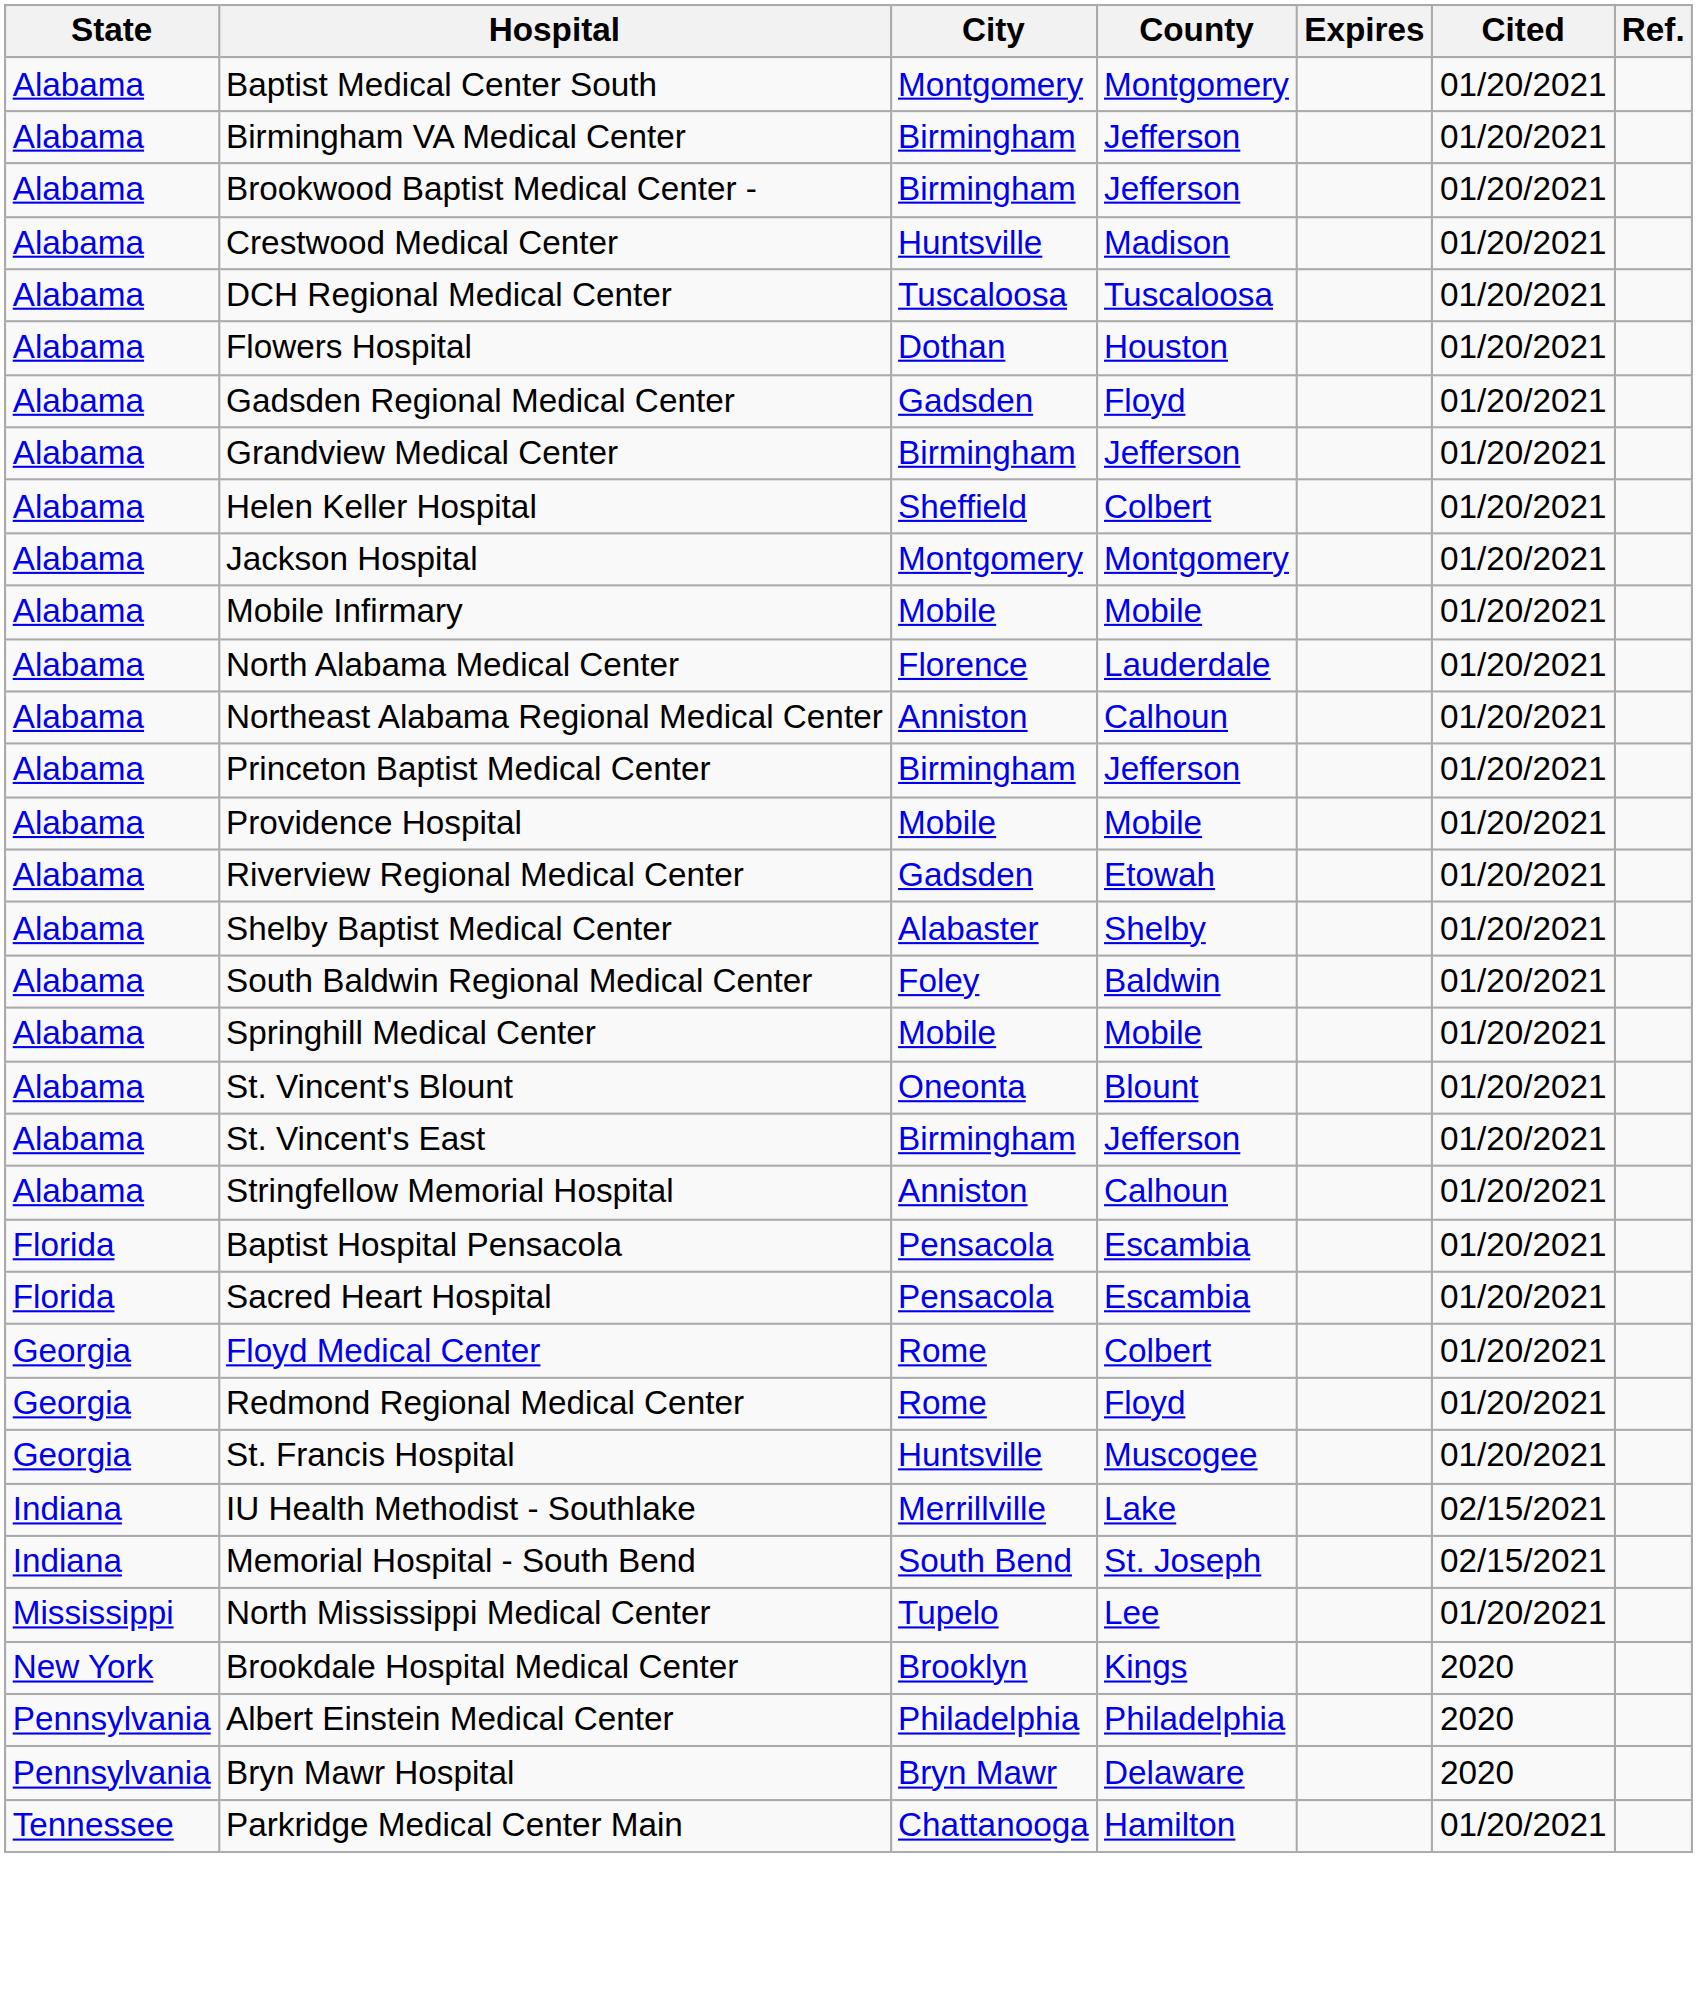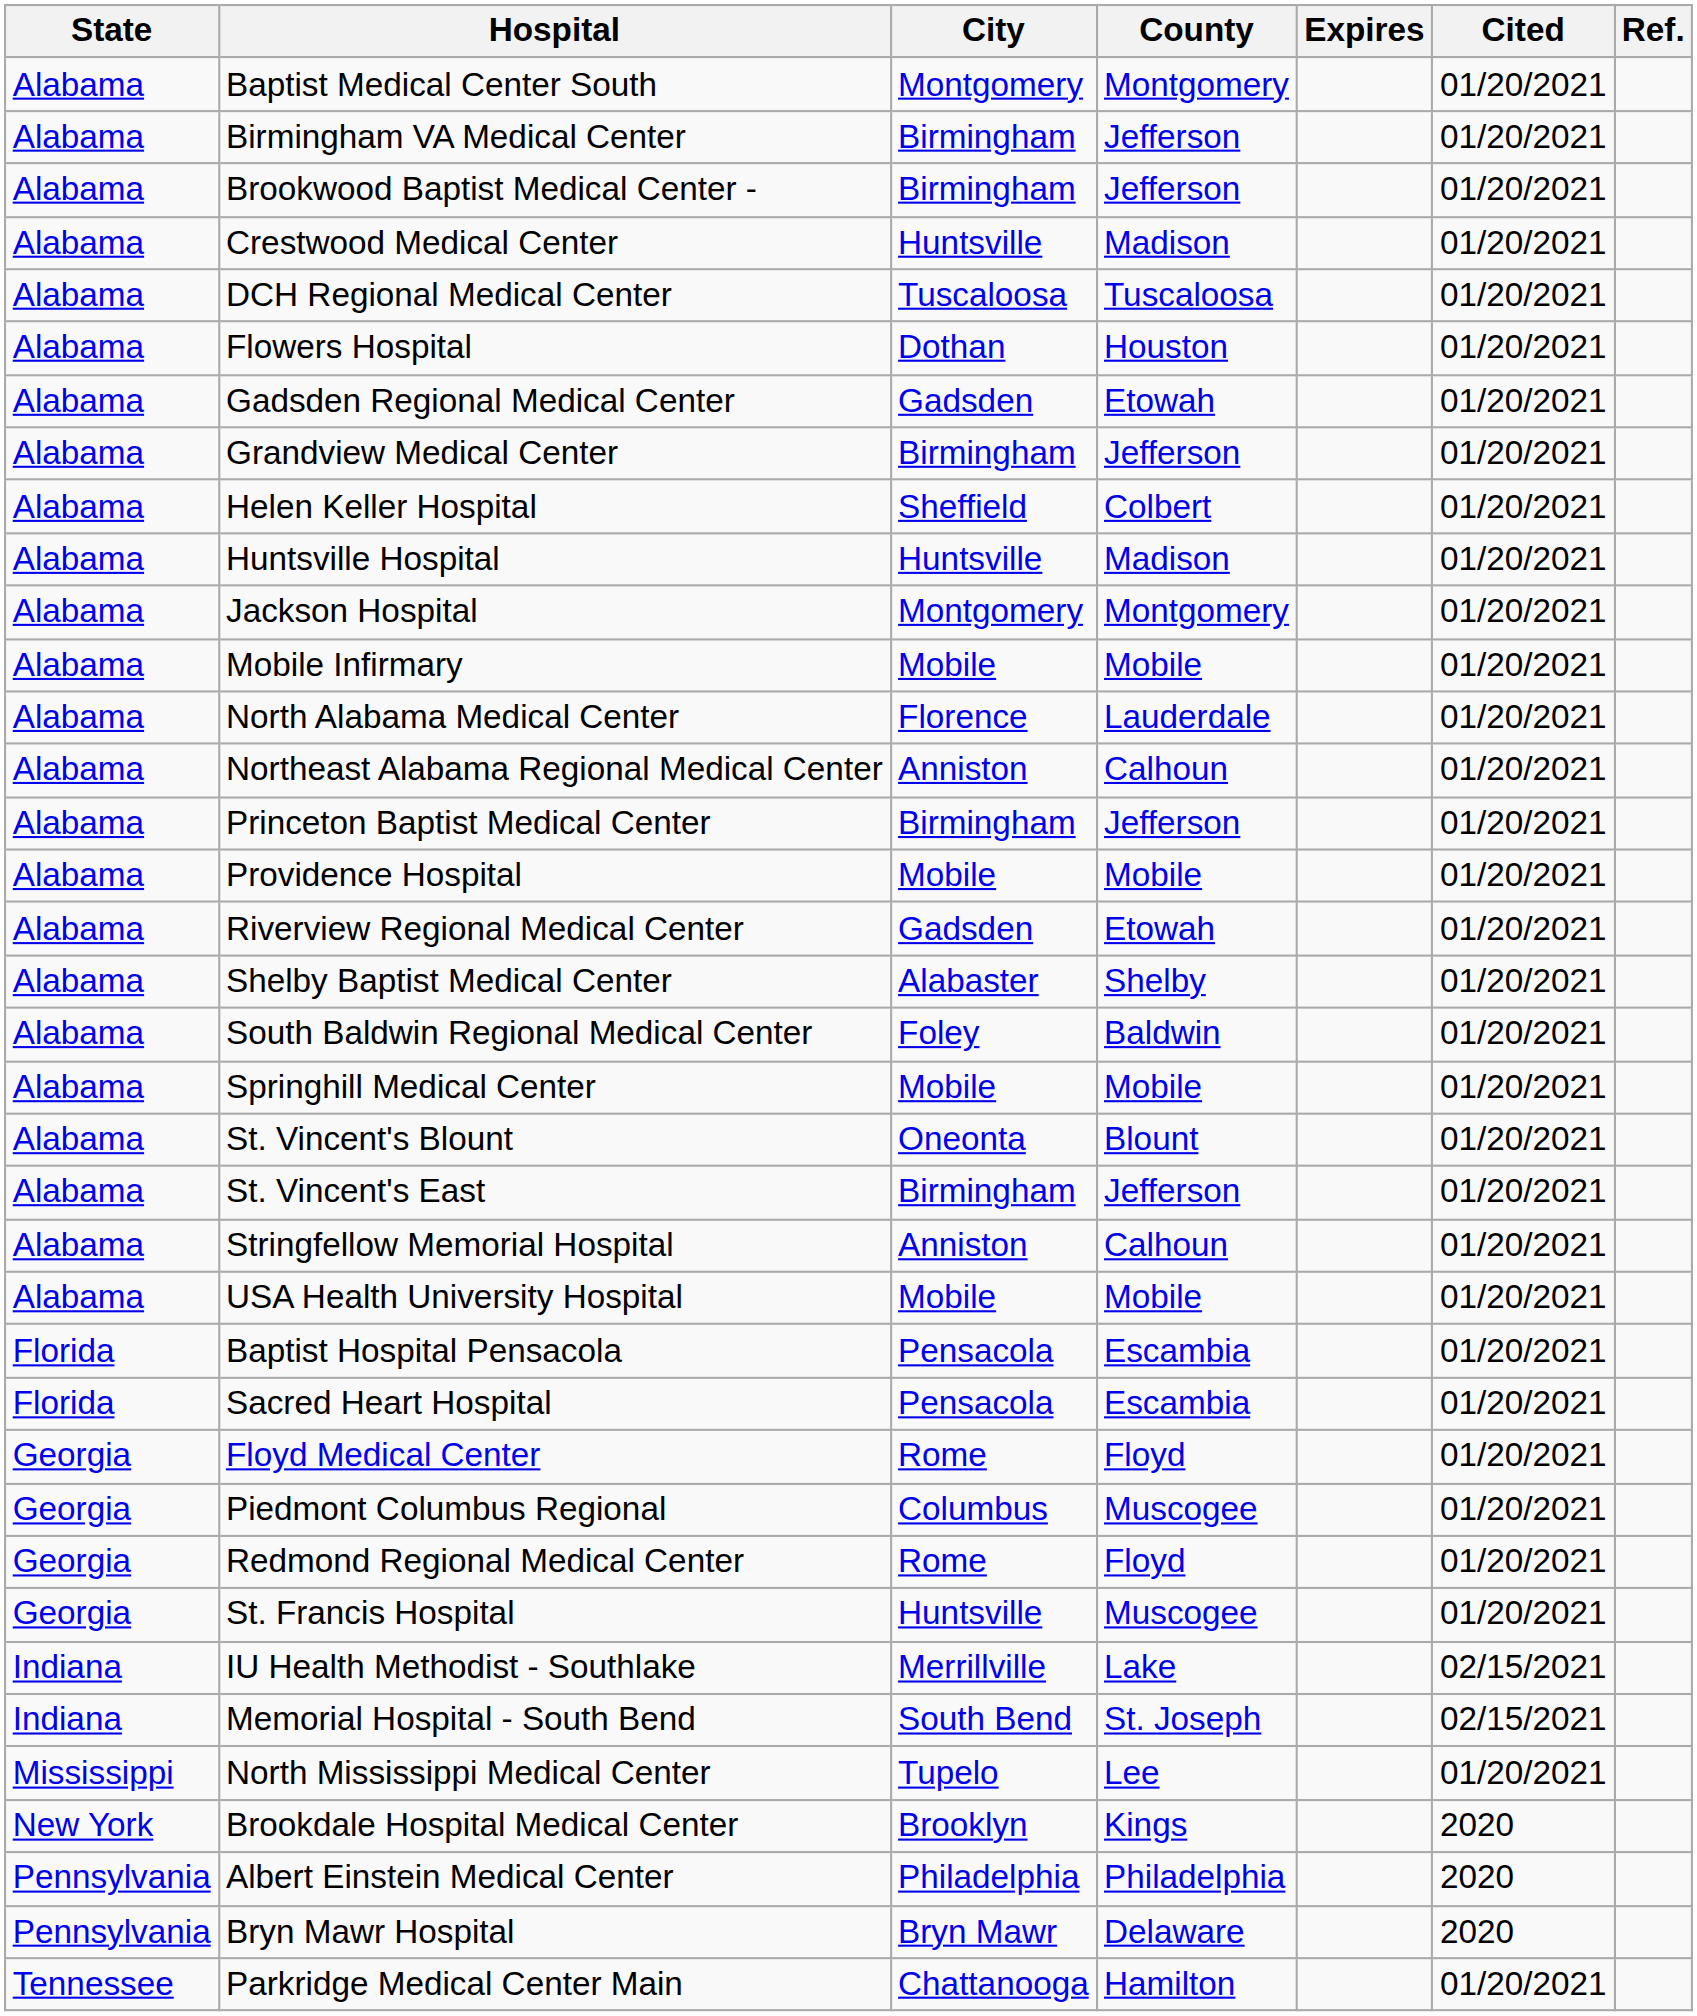(1145, 400) Floyd -> (1160, 400) Etowah
+ row: (363, 558)
+ row: (454, 1297)
(1158, 1350) Colbert -> (1145, 1455) Floyd
+ row: (446, 1508)
